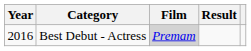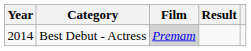(20, 35) 2016 -> (20, 35) 2014
